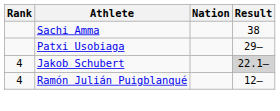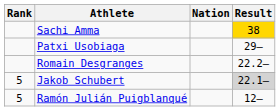(253, 30) no background -> (253, 30) gold background
+ row: (90, 64)
(19, 64) 4 -> (19, 81) 5
(19, 81) 4 -> (19, 98) 5
